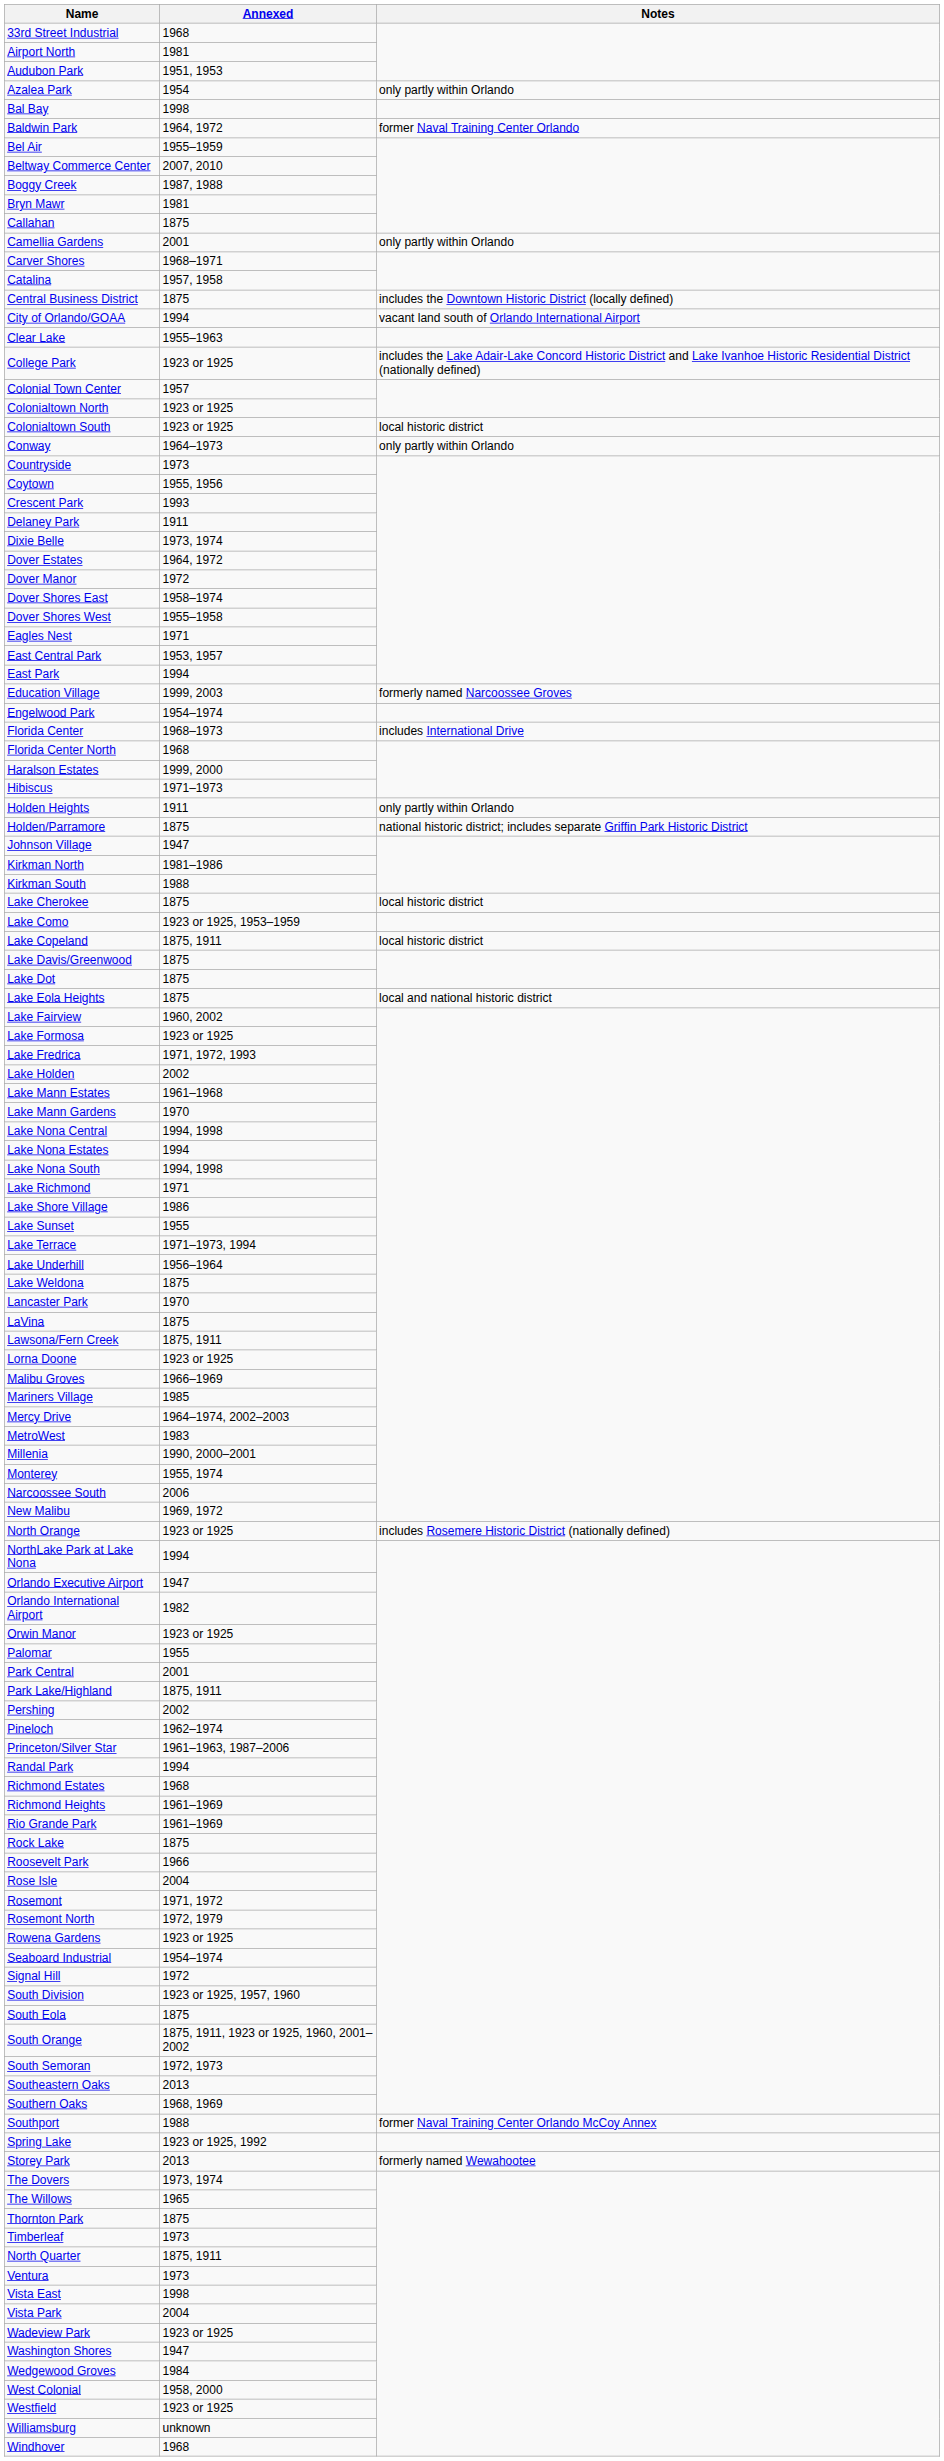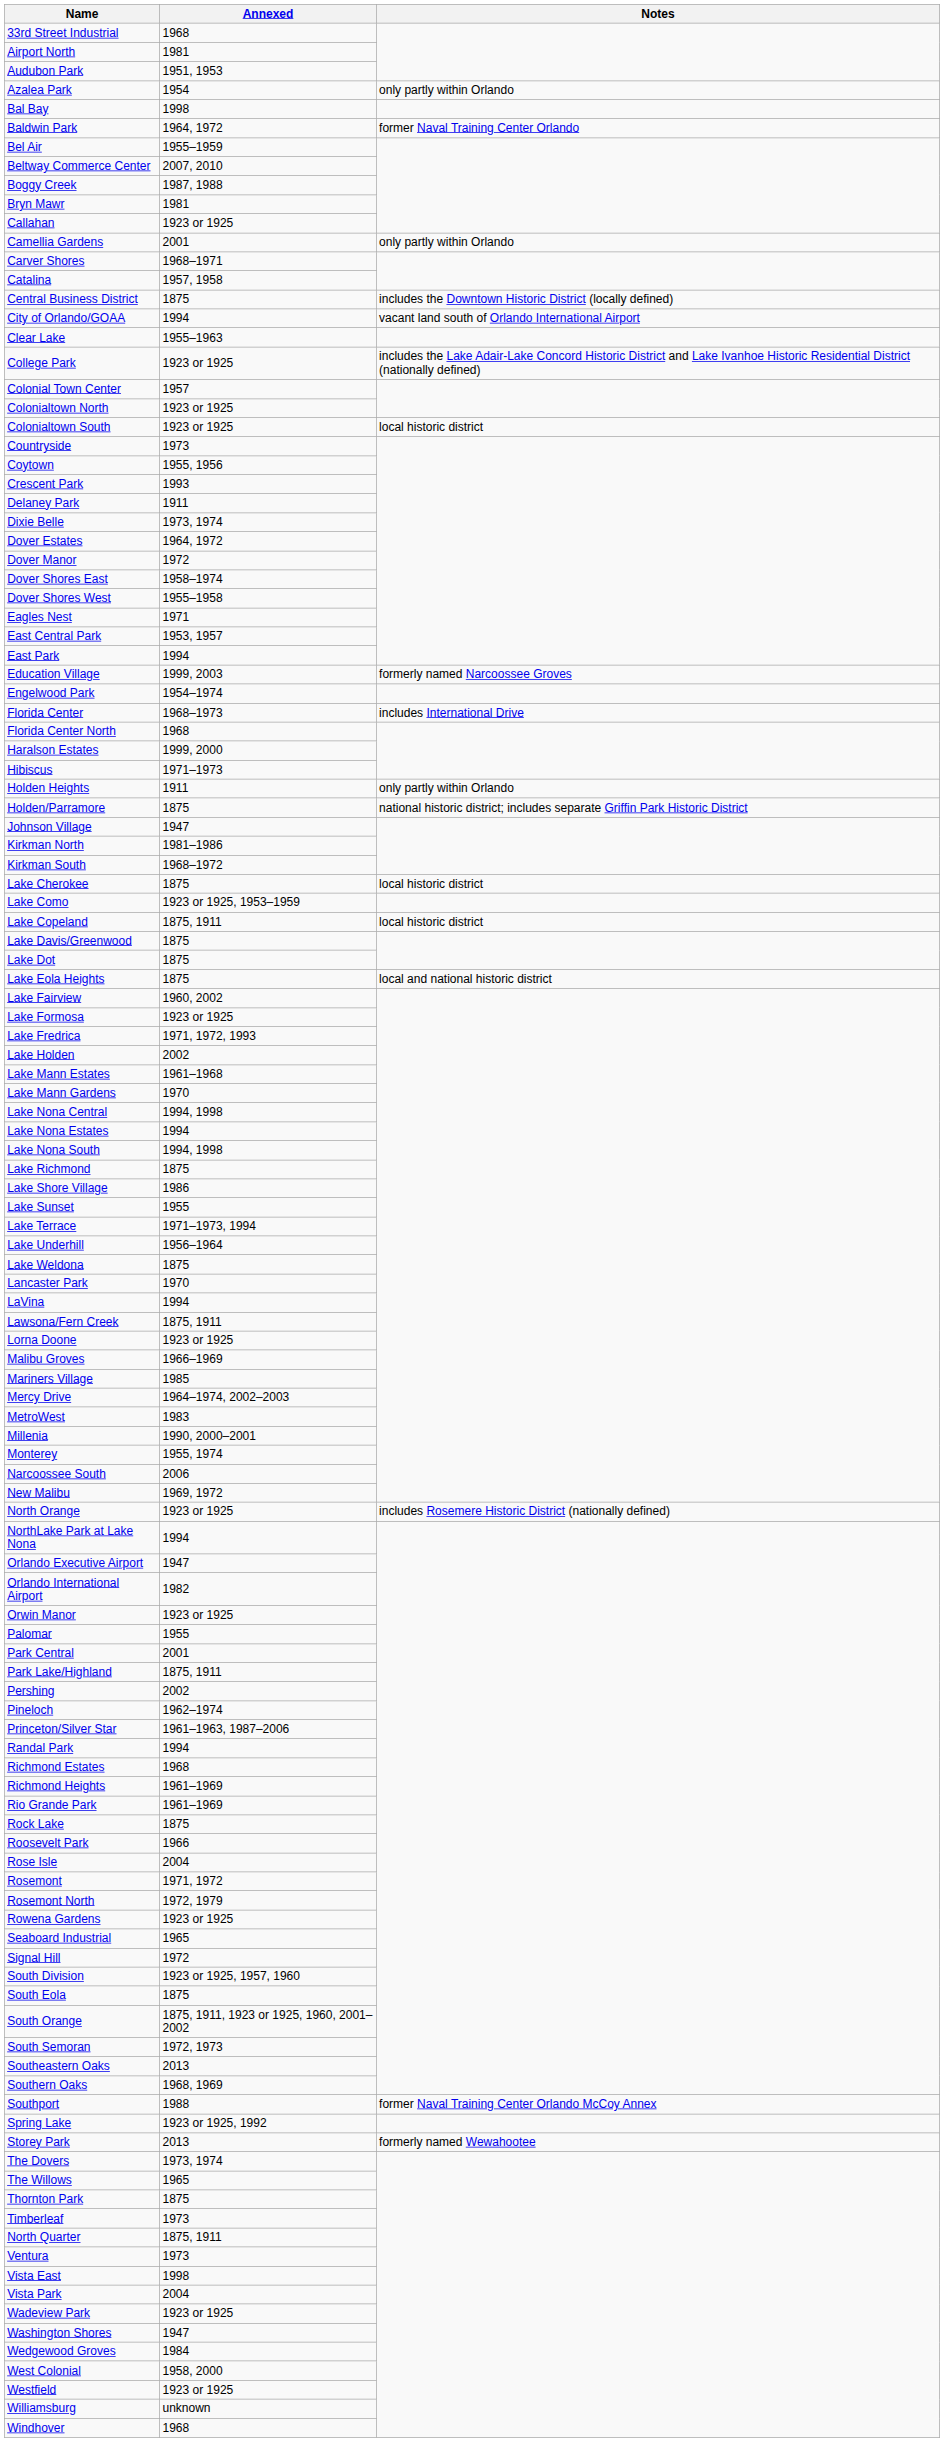(176, 223) 1875 -> (198, 223) 1923 or 1925
- row: (29, 446)
(176, 883) 1988 -> (193, 864) 1968–1972
(176, 1188) 1971 -> (176, 1169) 1875
(176, 1321) 1875 -> (176, 1302) 1994
(193, 1957) 1954–1974 -> (176, 1938) 1965
